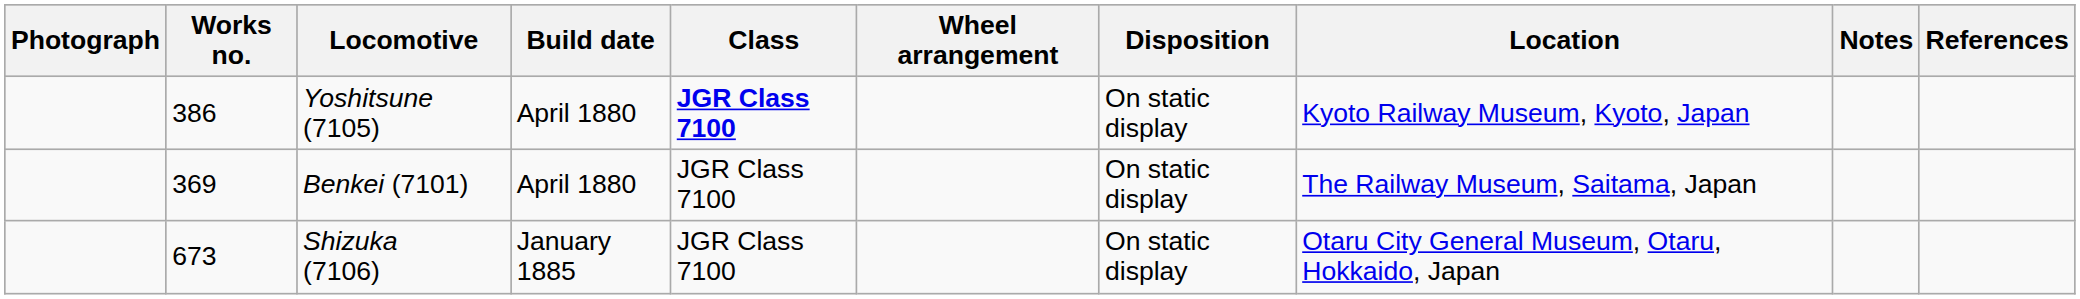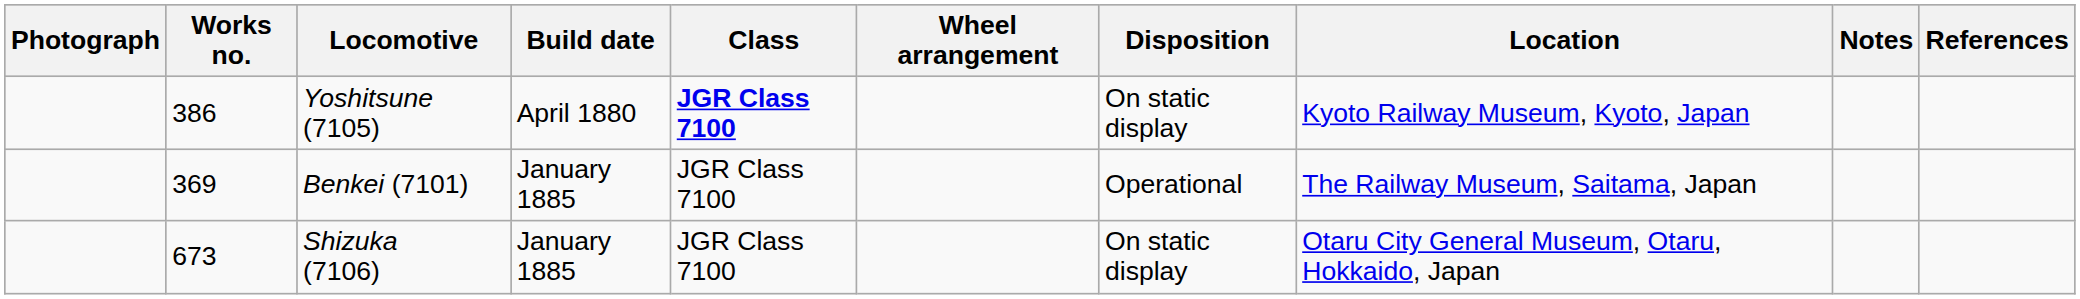(576, 184) April 1880 -> (564, 184) January 1885
(1157, 184) On static display -> (1174, 184) Operational
